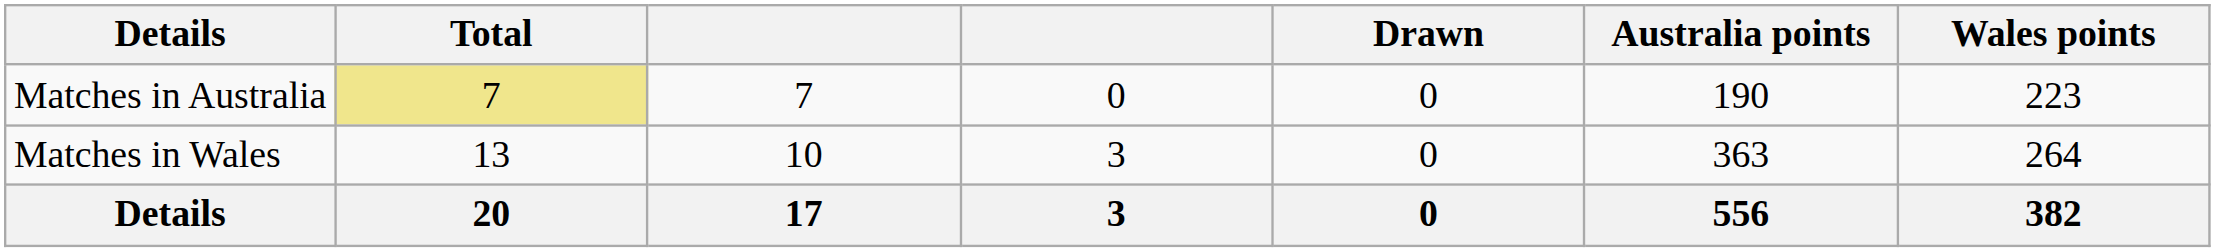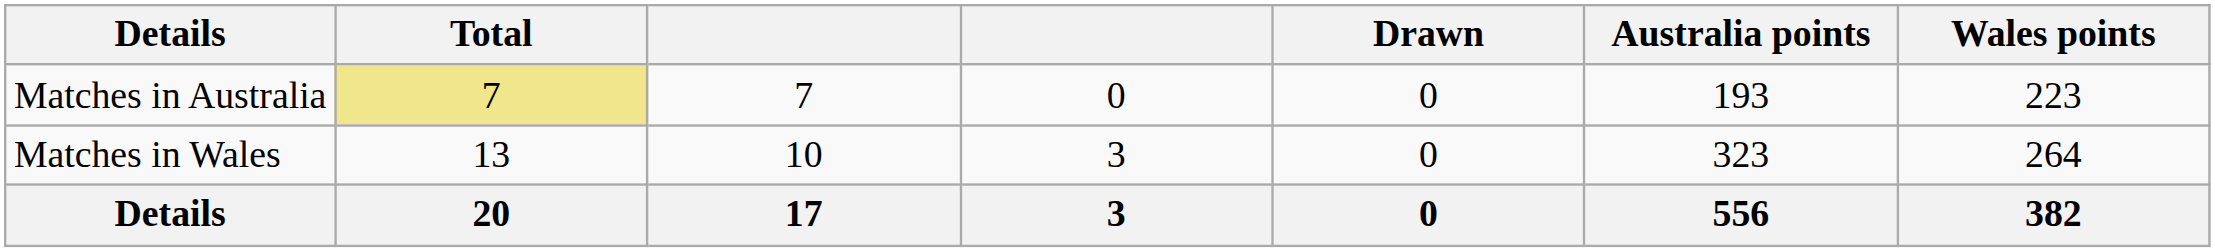(1741, 94) 190 -> (1741, 94) 193
(1741, 154) 363 -> (1741, 154) 323
